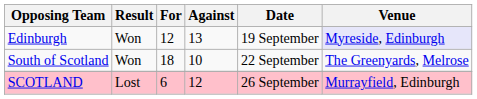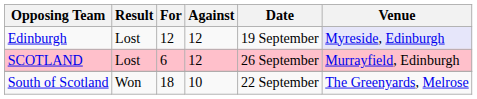(128, 37) Won -> (128, 37) Lost
(195, 37) 13 -> (195, 37) 12
rows swapped: (58, 60) <-> (45, 82)
